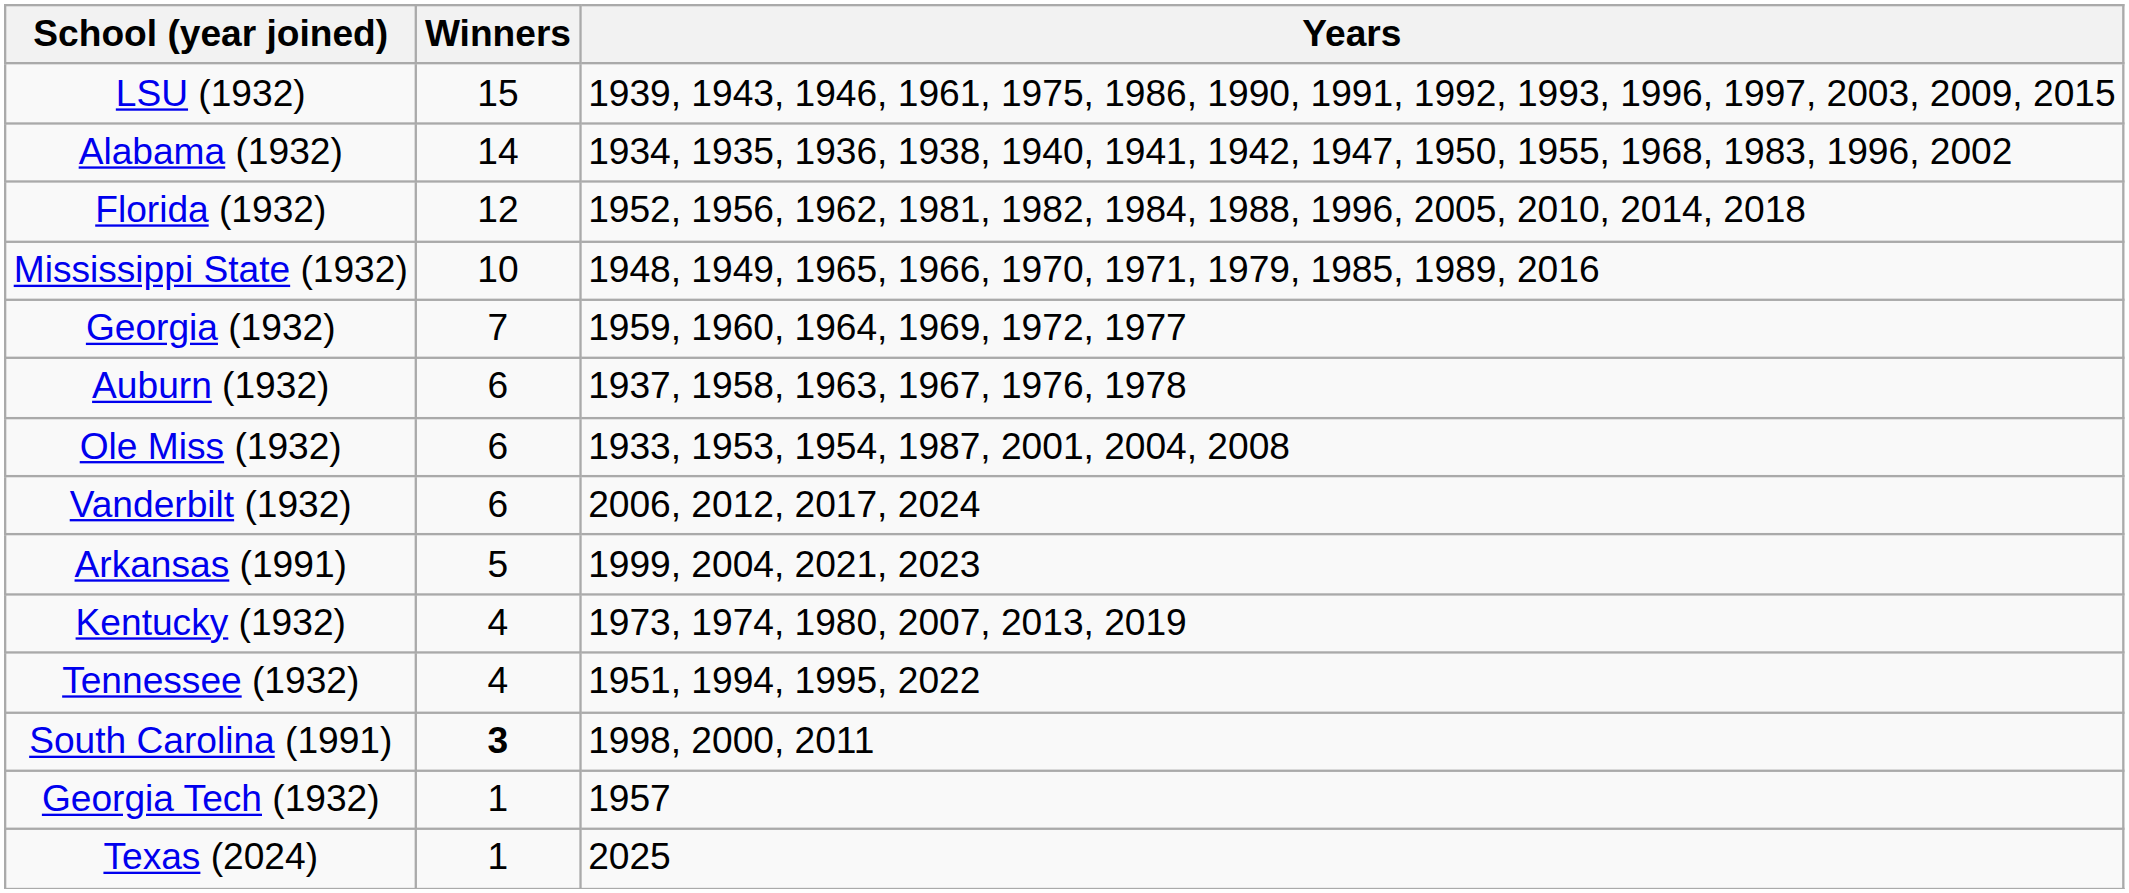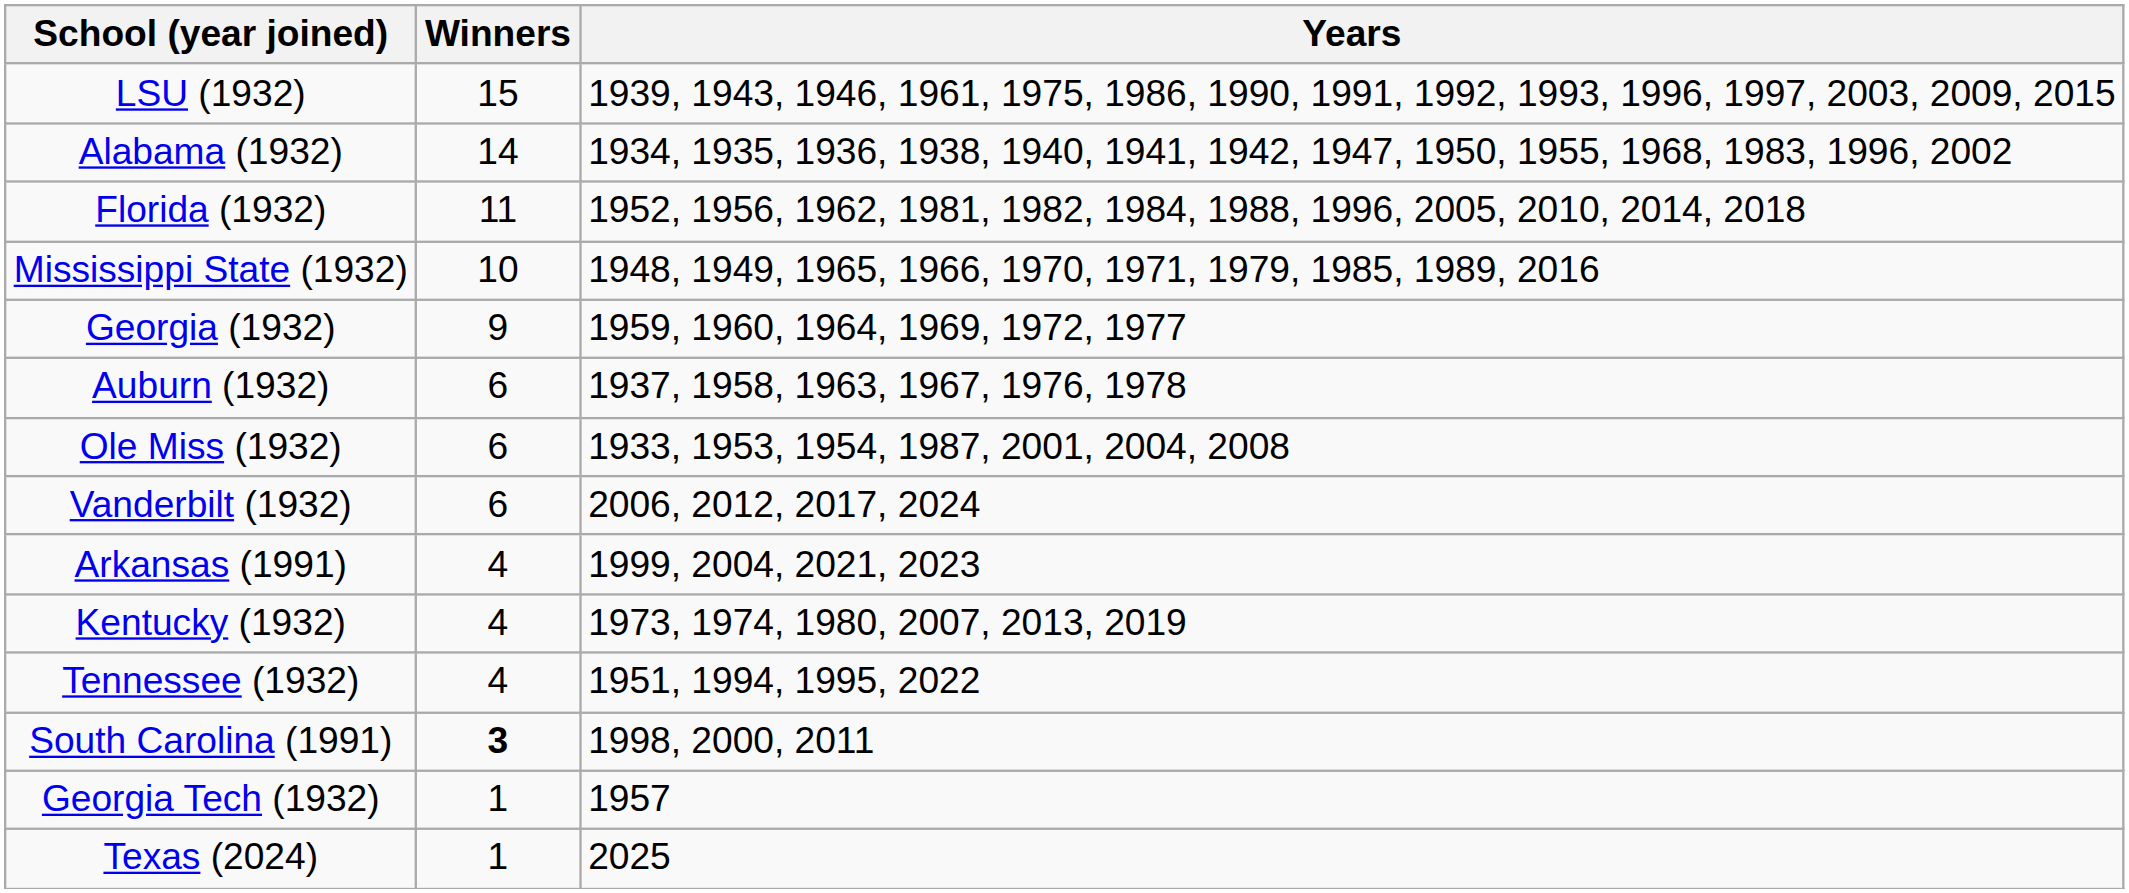(498, 210) 12 -> (498, 210) 11
(498, 328) 7 -> (498, 328) 9
(498, 563) 5 -> (498, 563) 4
